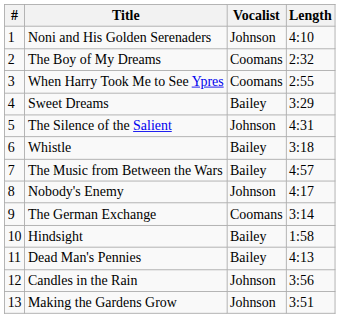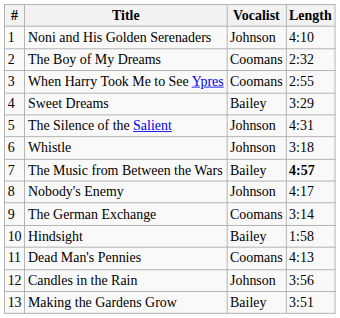(248, 147) Bailey -> (253, 147) Johnson
(301, 170) normal -> (302, 170) bold
(248, 258) Bailey -> (256, 258) Coomans
(253, 302) Johnson -> (248, 302) Bailey
